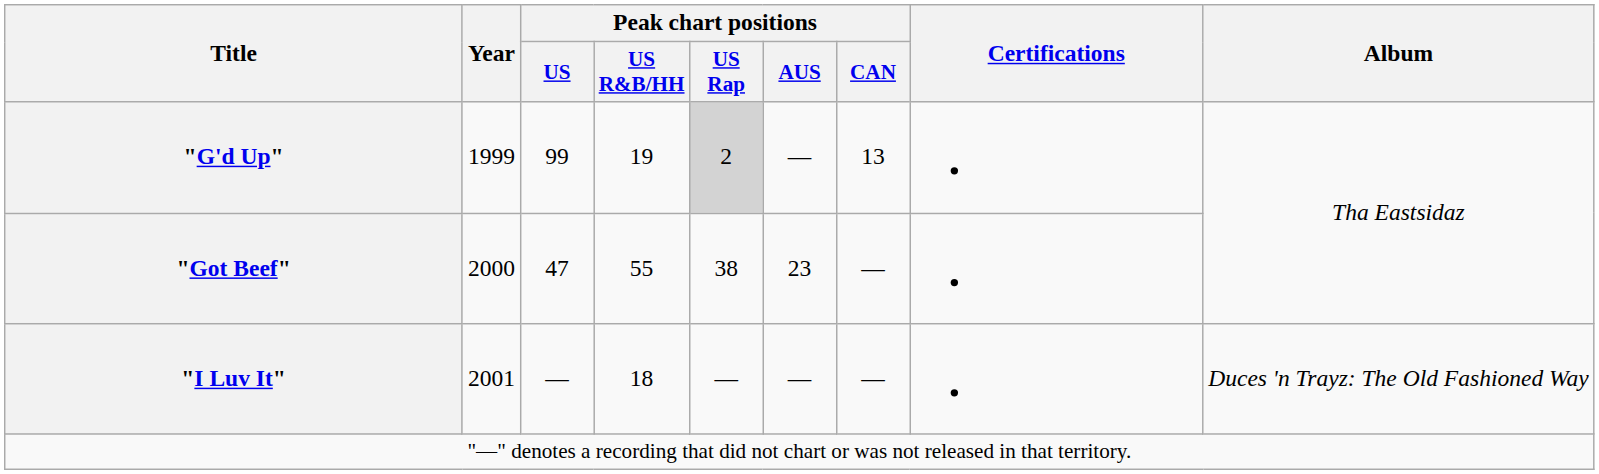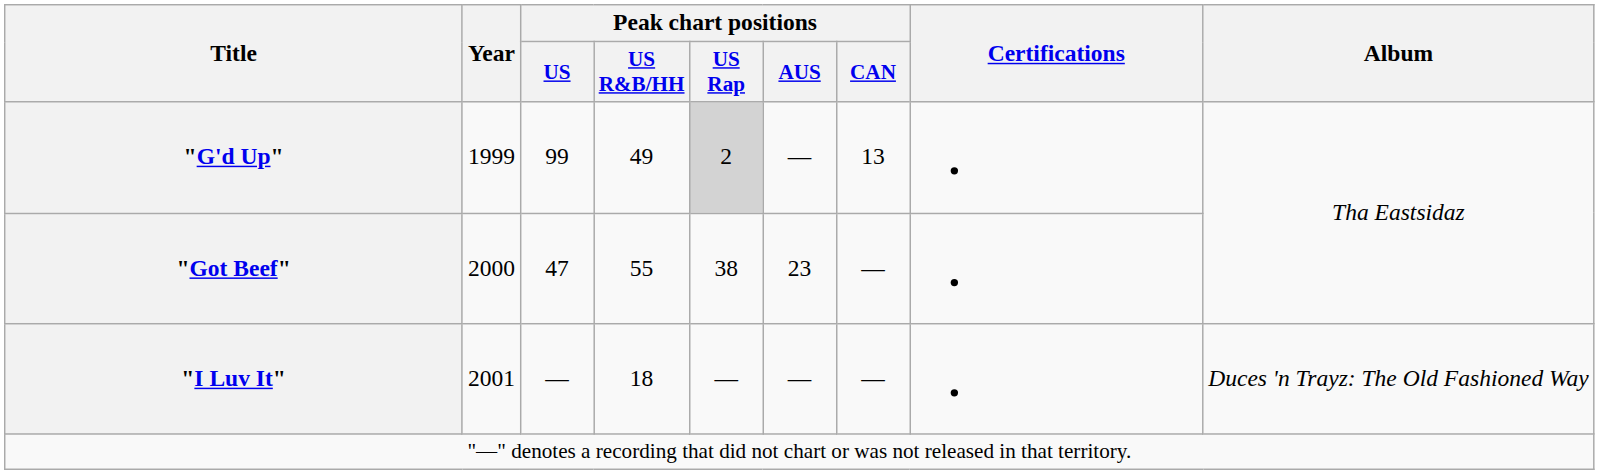(642, 157) 19 -> (642, 157) 49
